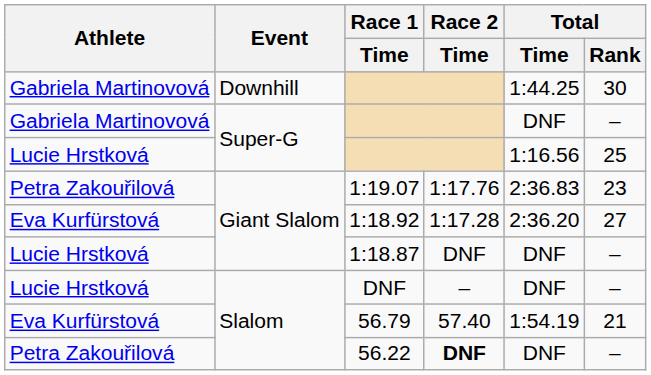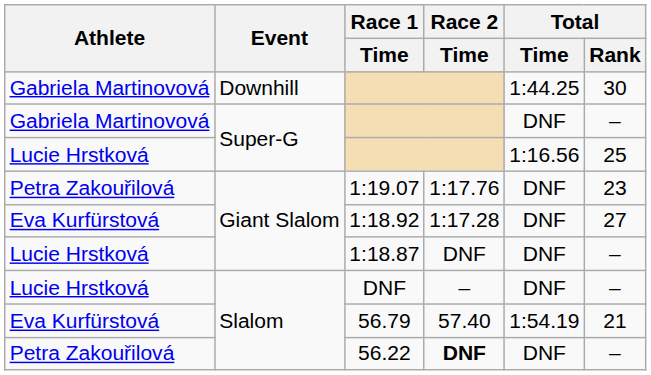(544, 188) 2:36.83 -> (544, 188) DNF
(544, 221) 2:36.20 -> (544, 221) DNF
